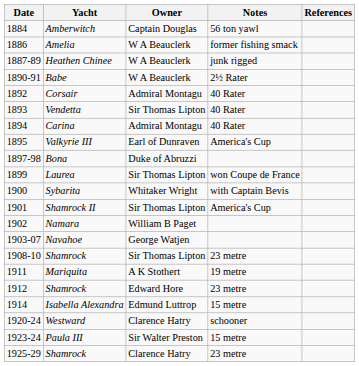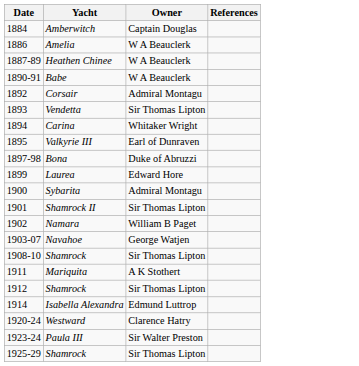- column: (255, 12)
(165, 126) Admiral Montagu -> (163, 126) Whitaker Wright
(167, 175) Sir Thomas Lipton -> (156, 175) Edward Hore
(163, 191) Whitaker Wright -> (165, 191) Admiral Montagu
(156, 288) Edward Hore -> (167, 288) Sir Thomas Lipton
(159, 353) Clarence Hatry -> (167, 353) Sir Thomas Lipton
